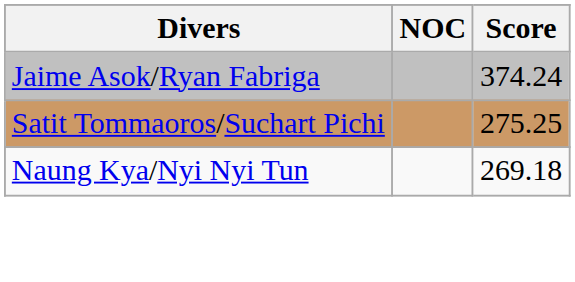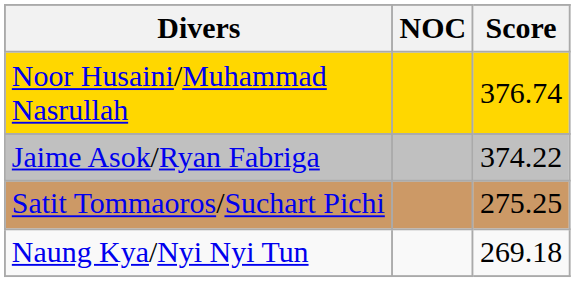+ row: (169, 92)
(521, 75) 374.24 -> (521, 156) 374.22
